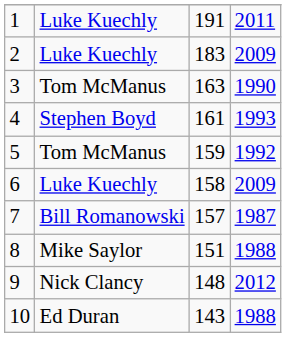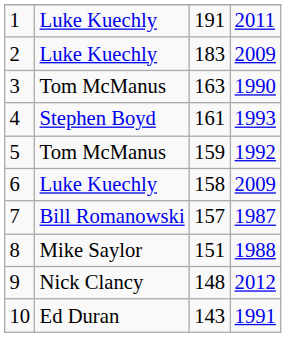(255, 315) 1988 -> (255, 315) 1991
